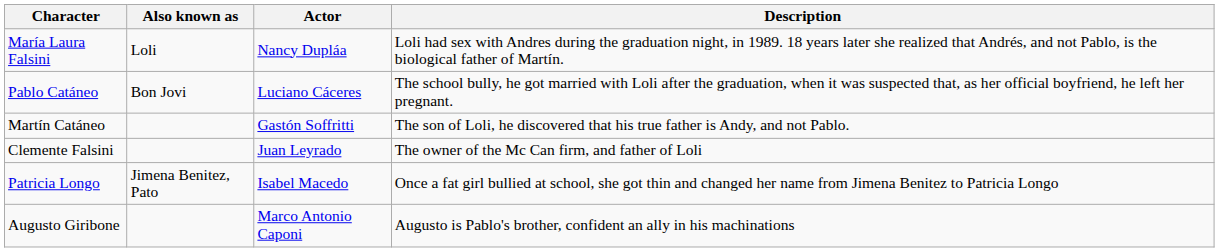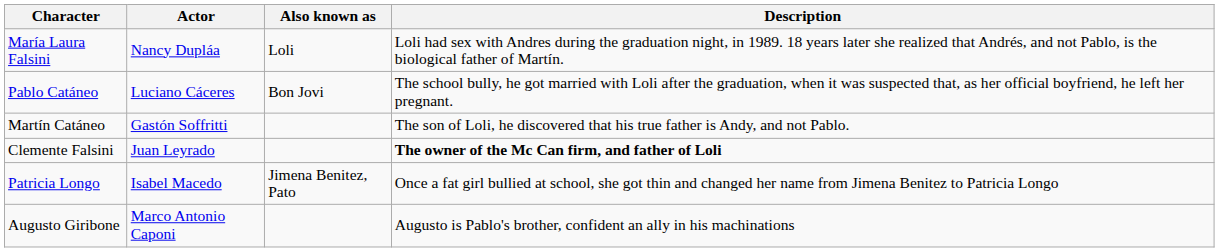columns swapped: (323, 16) <-> (190, 16)
(549, 150) normal -> (558, 150) bold
